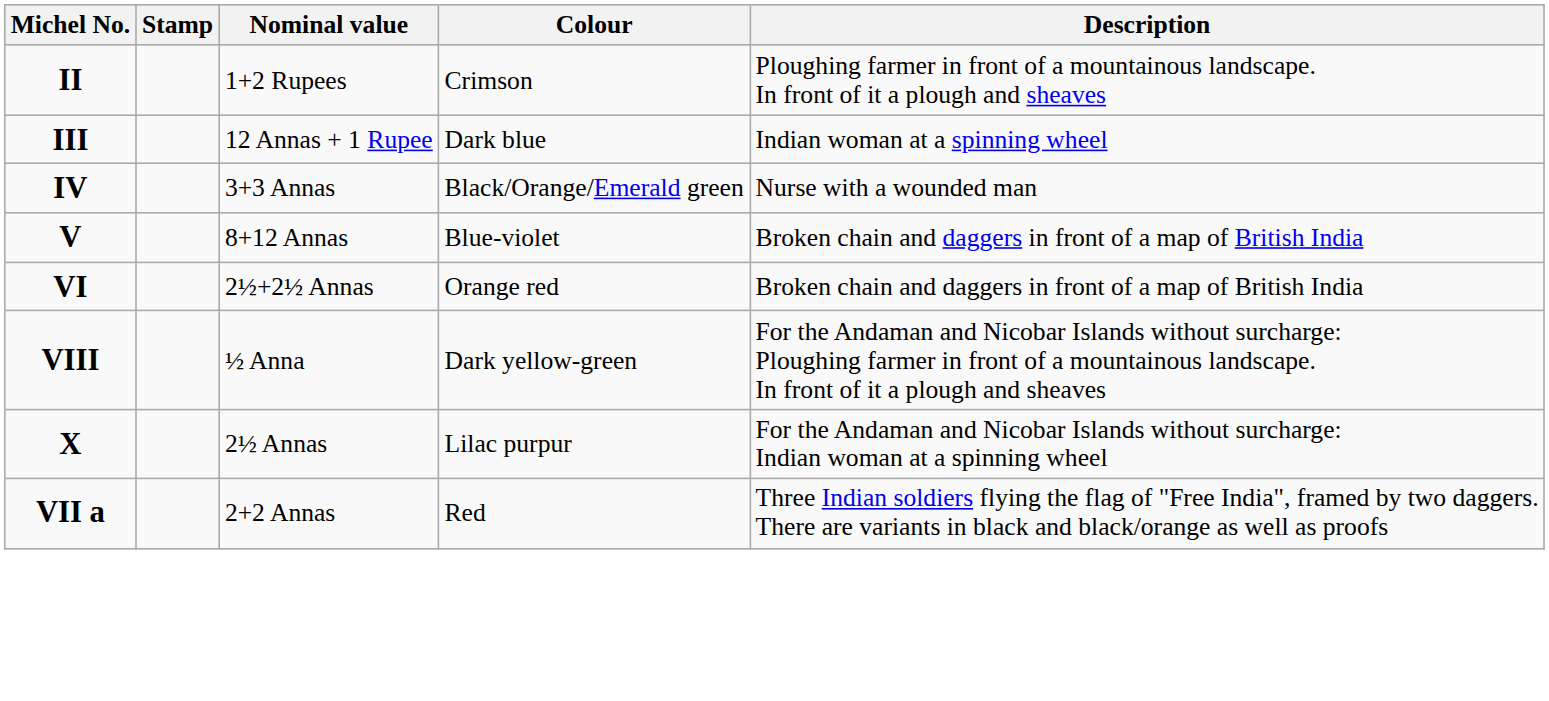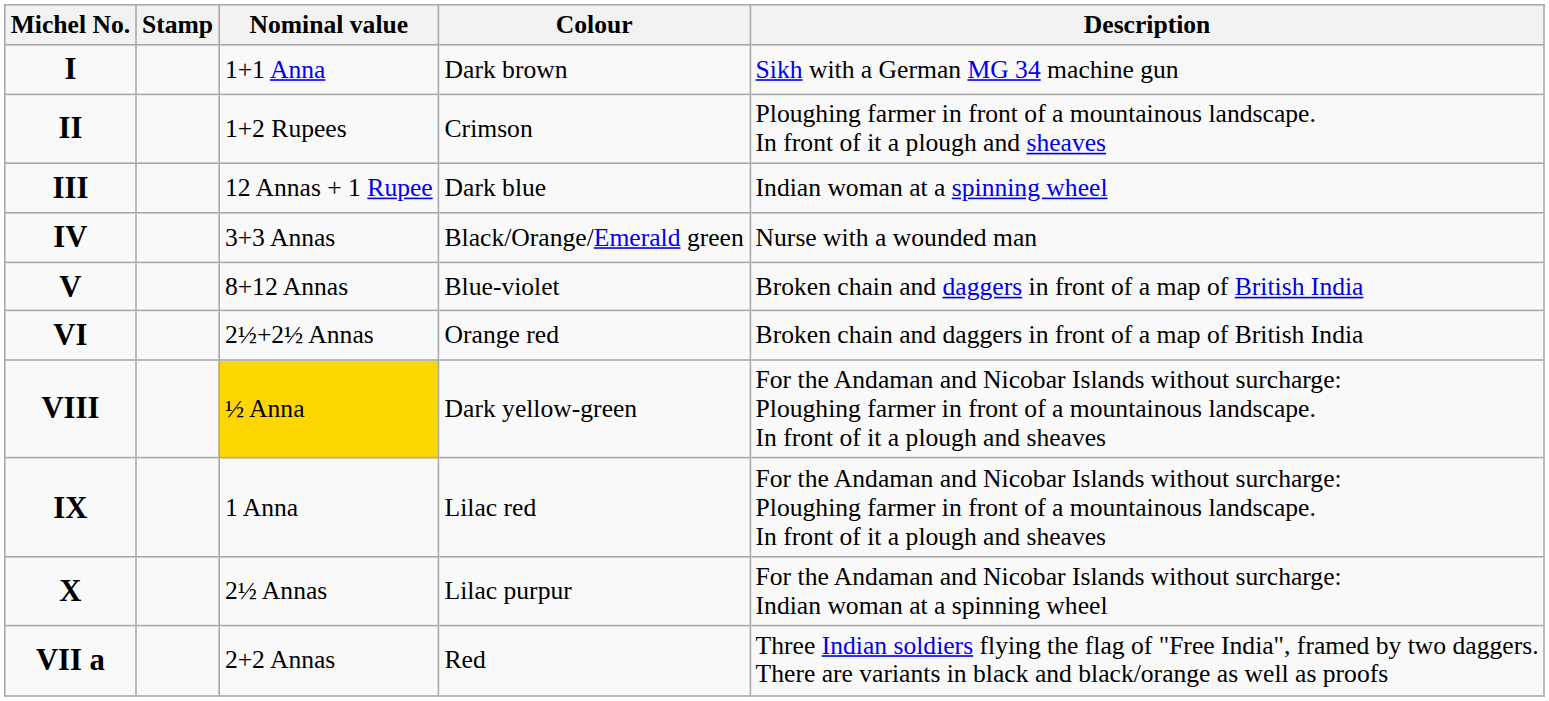+ row: (70, 69)
(265, 359) no background -> (265, 408) gold background
+ row: (70, 507)
